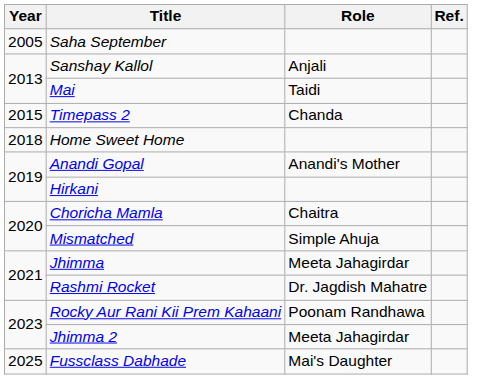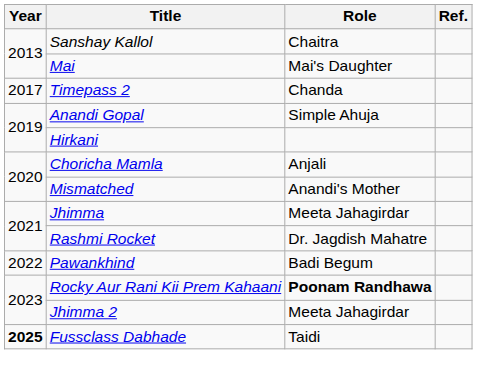- row: (108, 41)
(307, 66) Anjali -> (313, 41) Chaitra
(304, 90) Taidi -> (340, 66) Mai's Daughter
(25, 115) 2015 -> (25, 90) 2017
- row: (117, 139)
(344, 164) Anandi's Mother -> (334, 115) Simple Ahuja
(313, 213) Chaitra -> (307, 164) Anjali
(334, 238) Simple Ahuja -> (344, 189) Anandi's Mother
+ row: (92, 262)
(357, 312) normal -> (360, 287) bold
(25, 361) normal -> (25, 336) bold
(340, 361) Mai's Daughter -> (304, 336) Taidi
